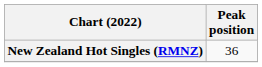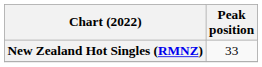(232, 51) 36 -> (232, 51) 33
